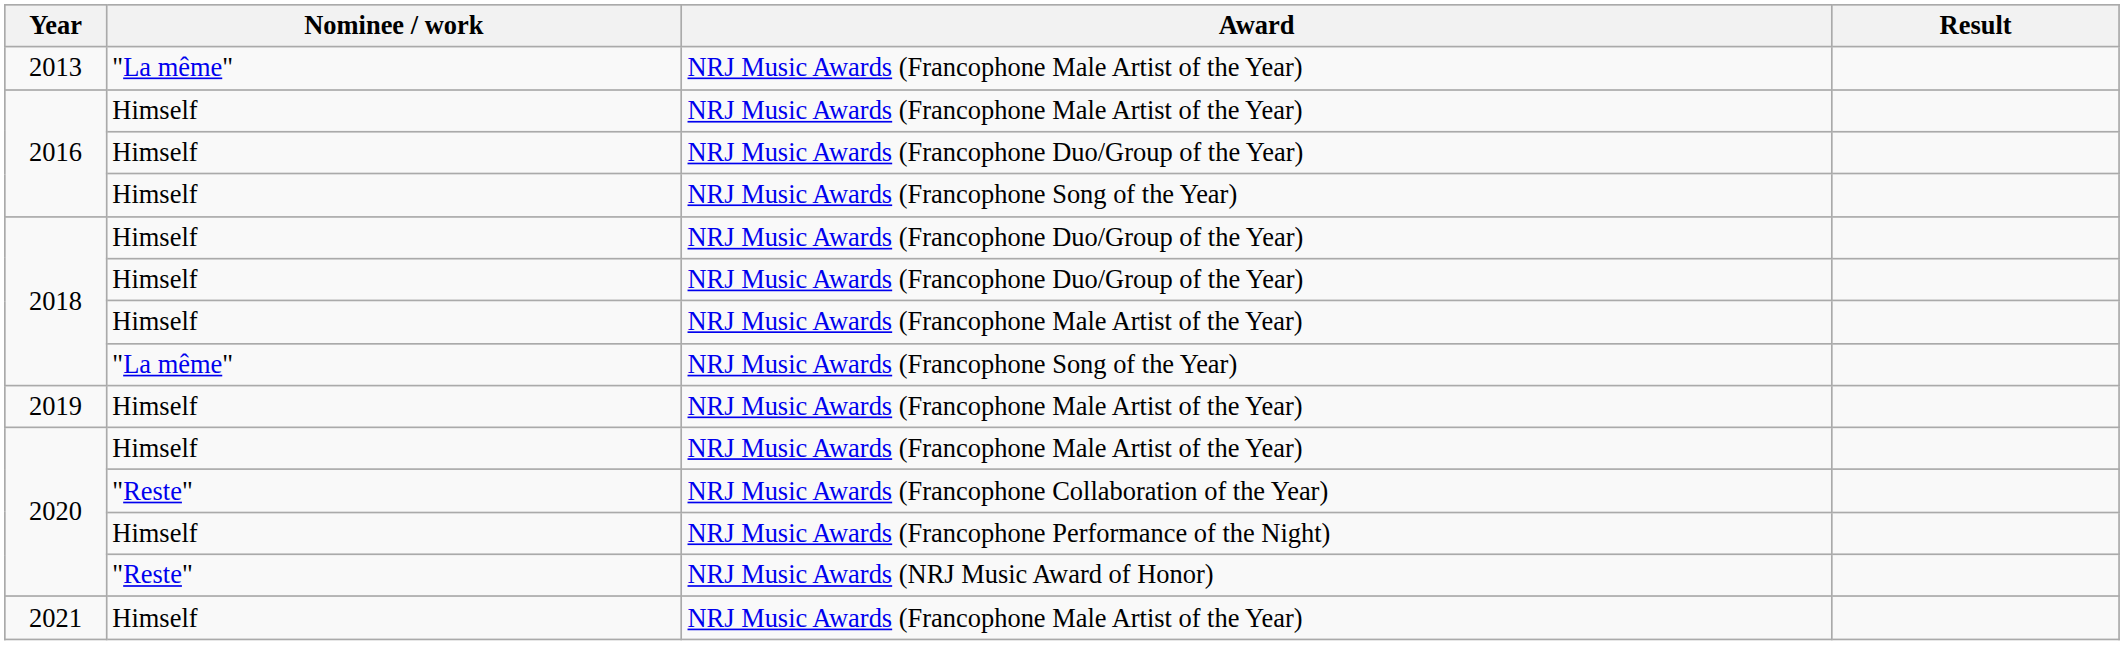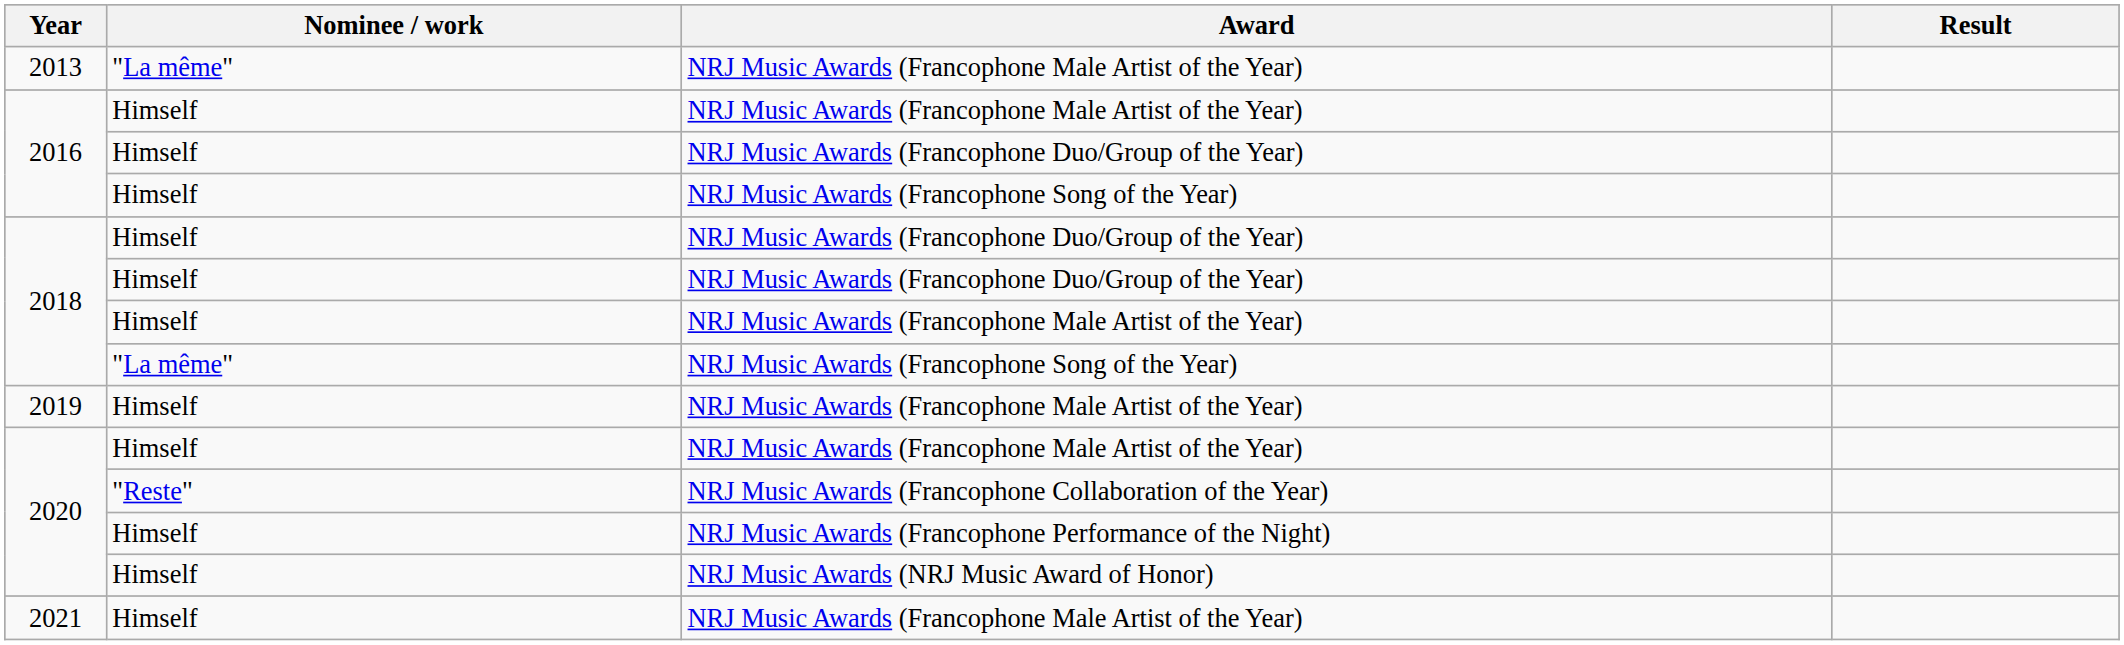(153, 574) "Reste" -> (155, 574) Himself
